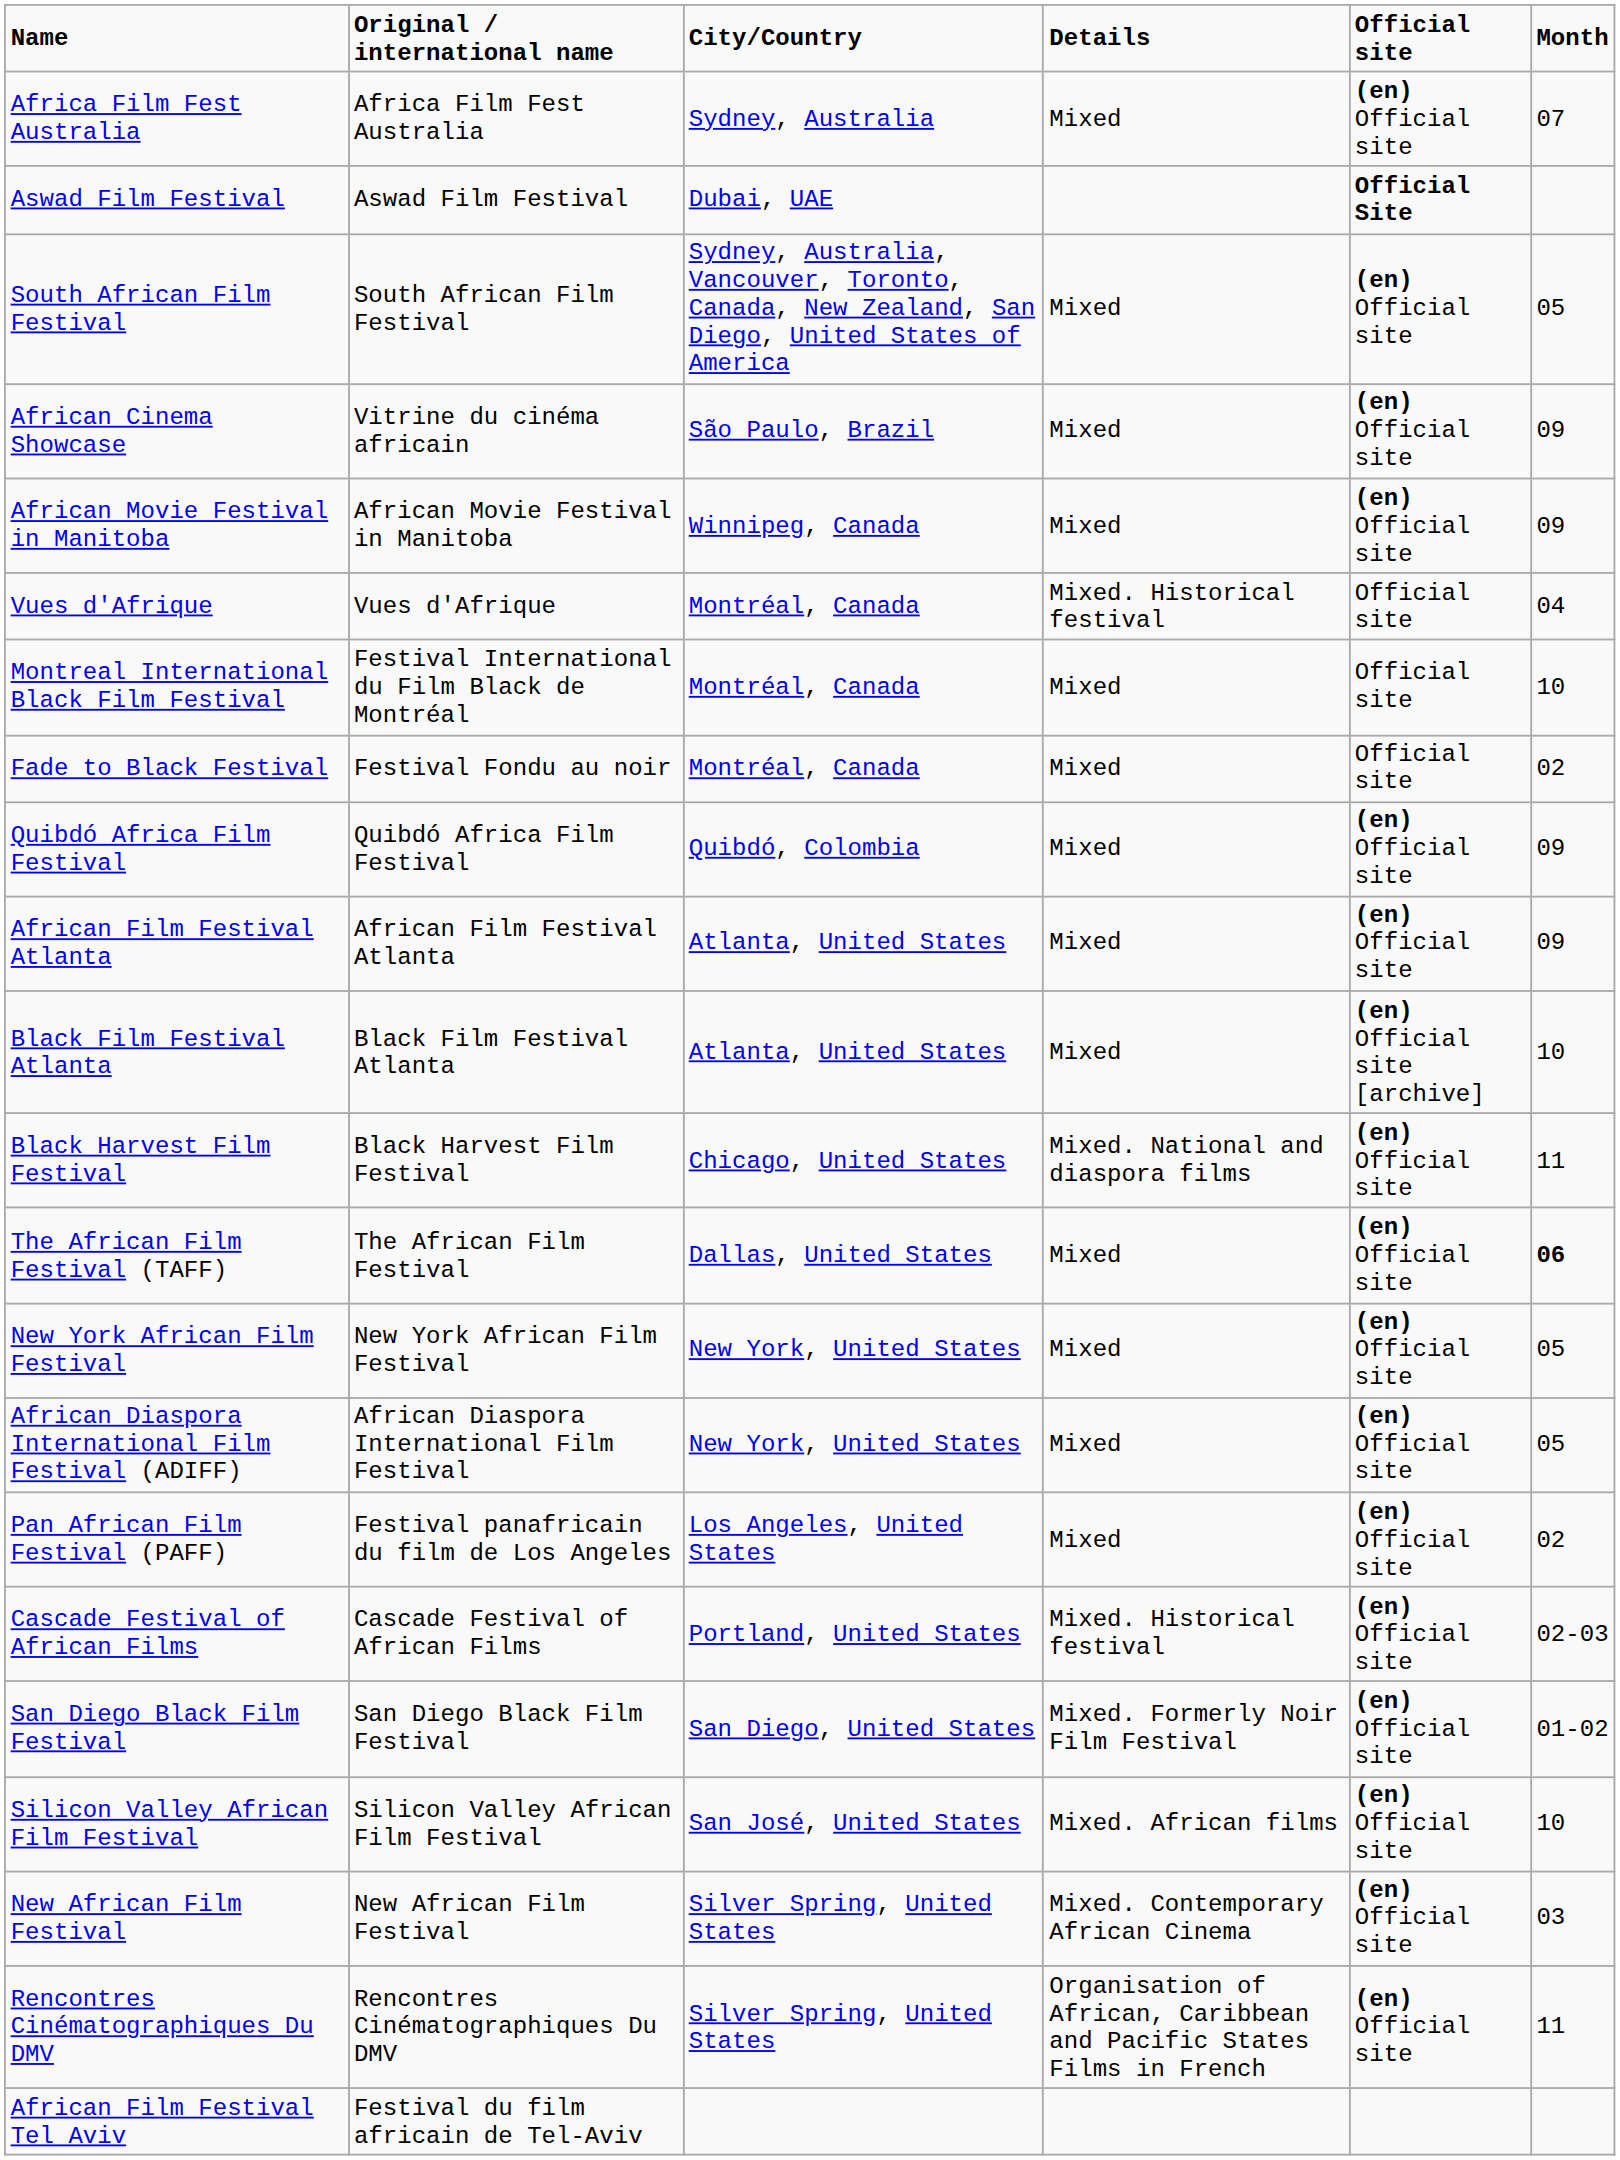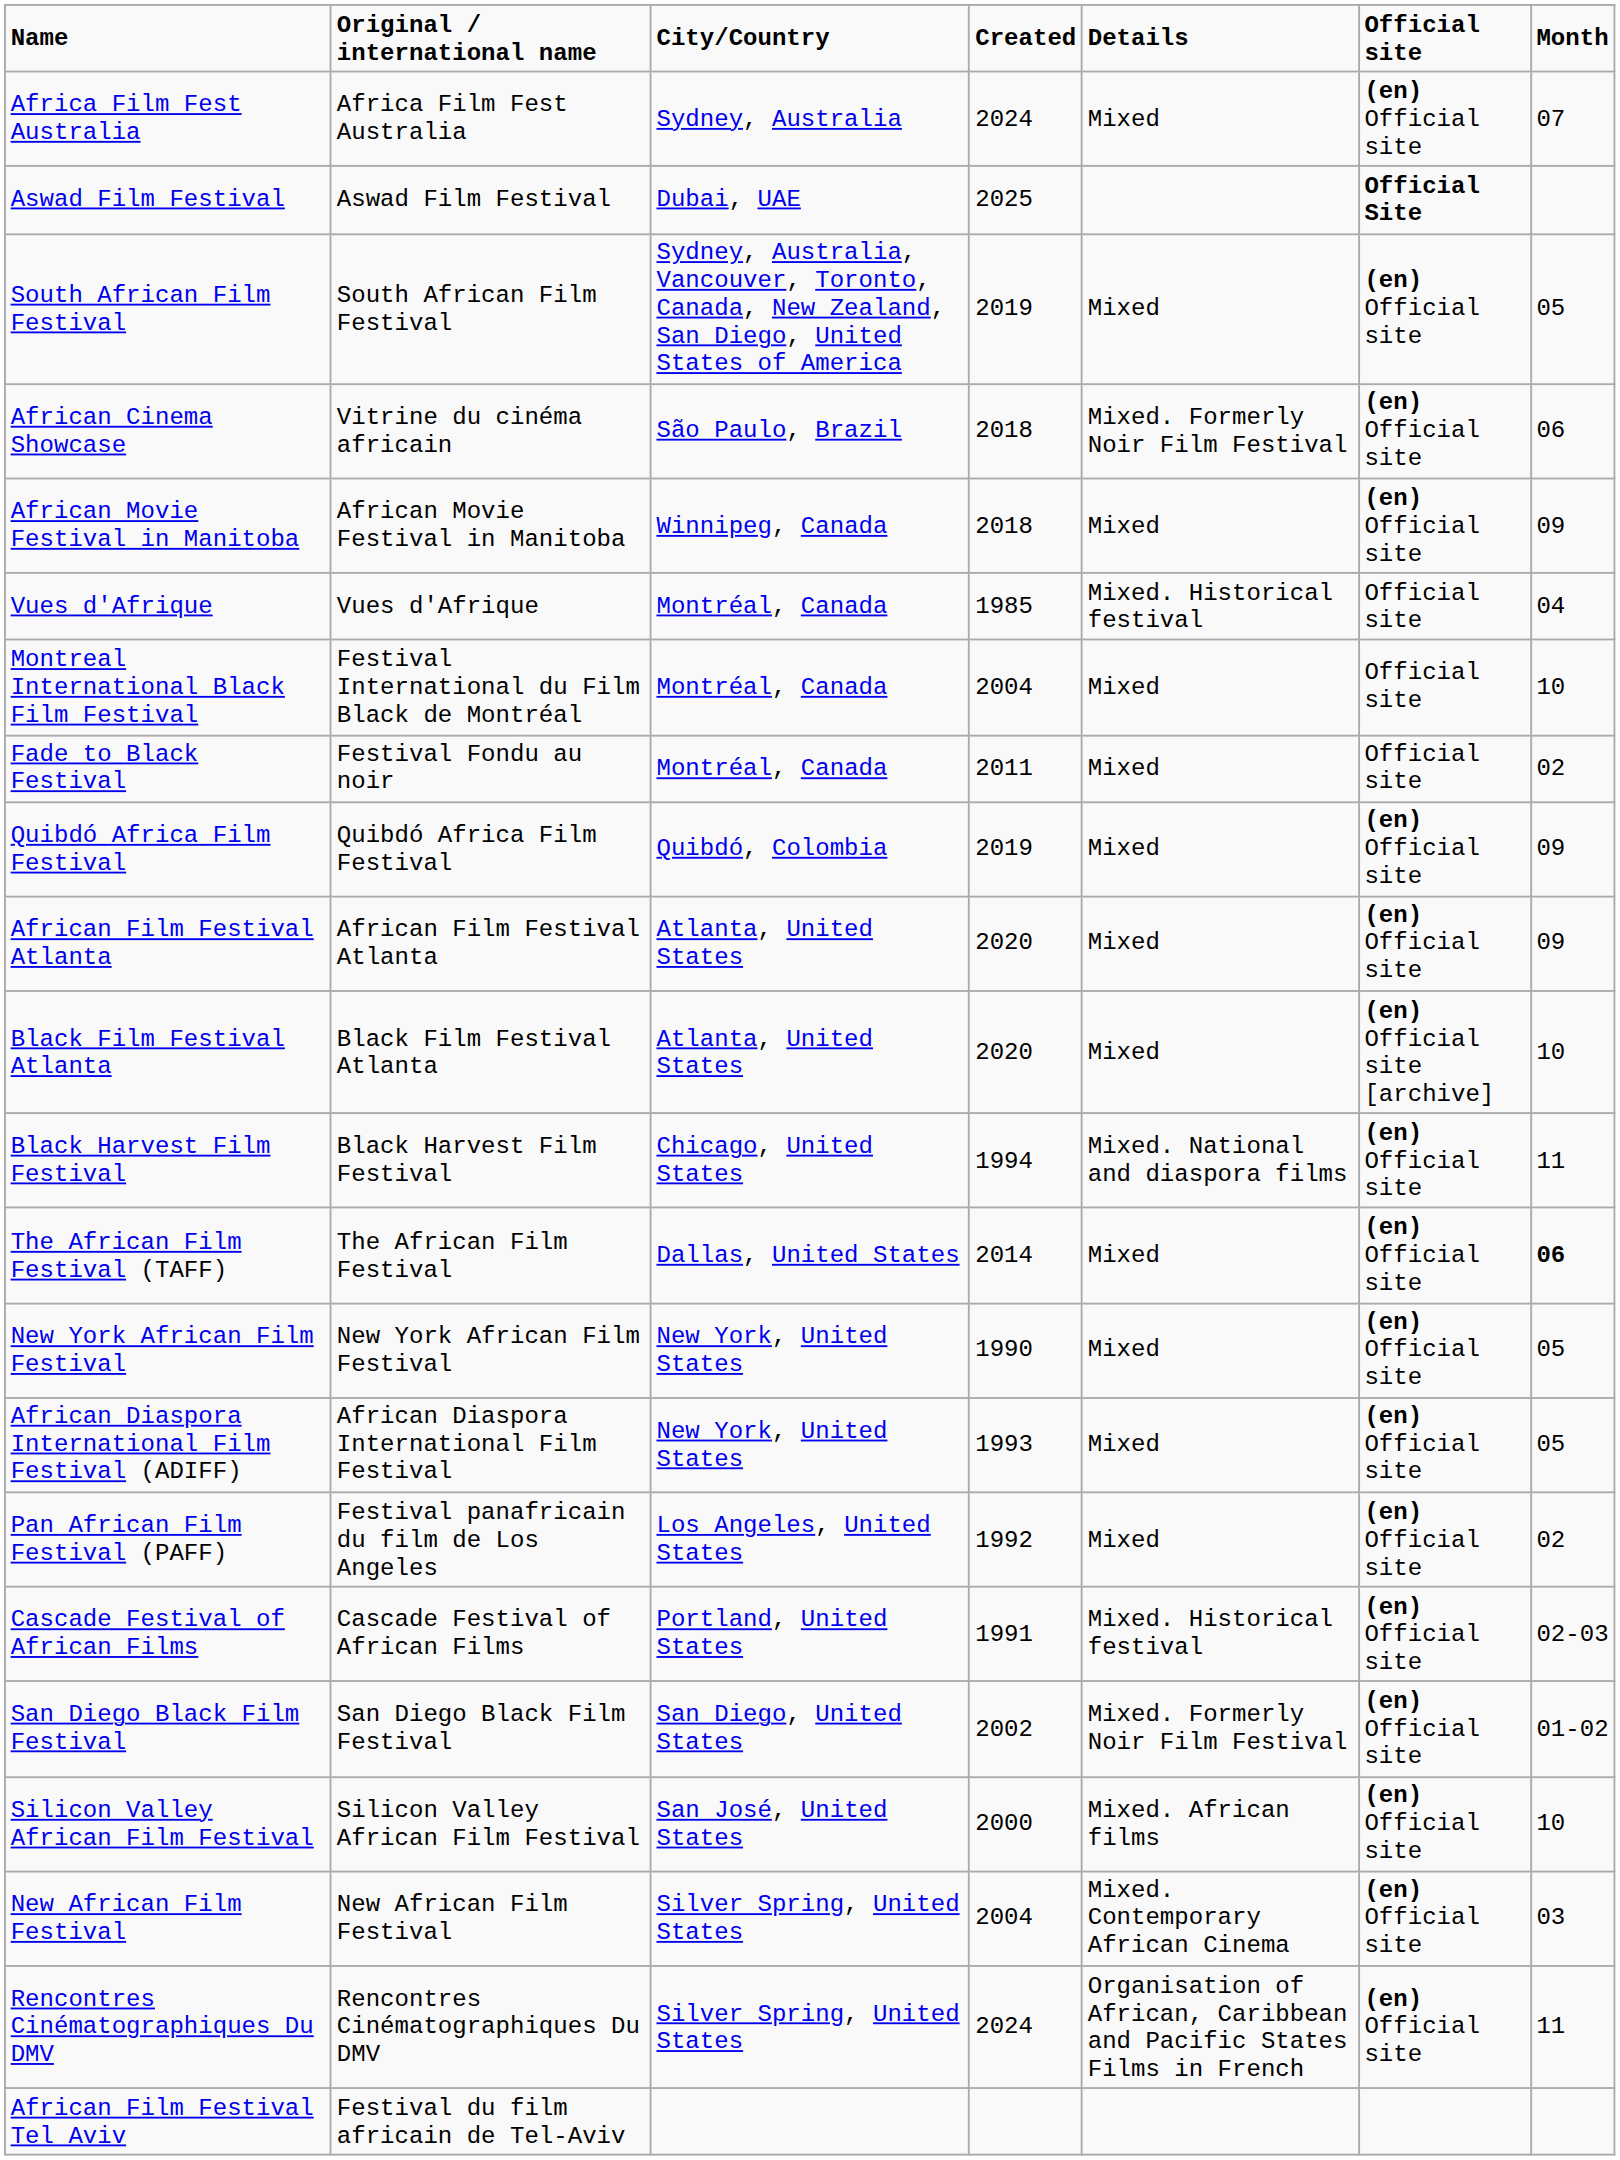+ column: (1026, 38)
(1085, 431) Mixed -> (1218, 431) Mixed. Formerly Noir Film Festival
(1551, 431) 09 -> (1551, 431) 06
